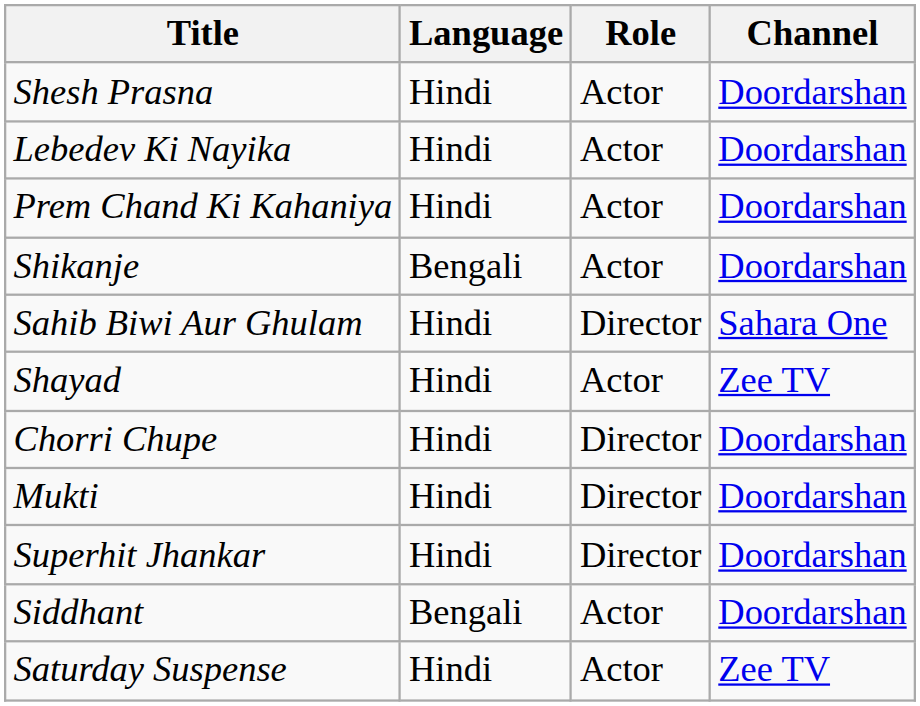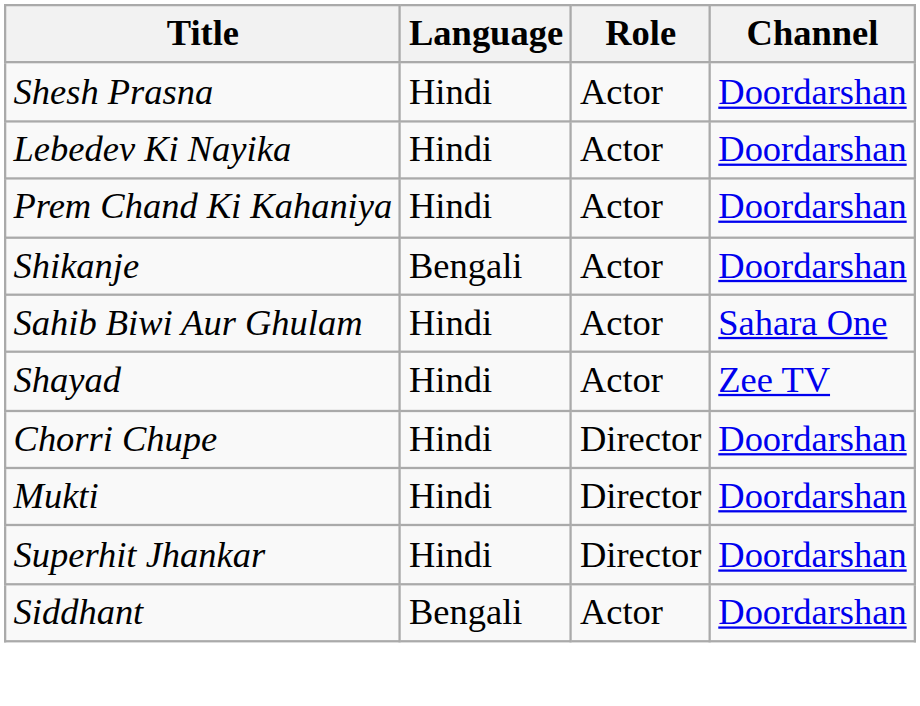(641, 322) Director -> (621, 322) Actor
- row: (150, 669)
